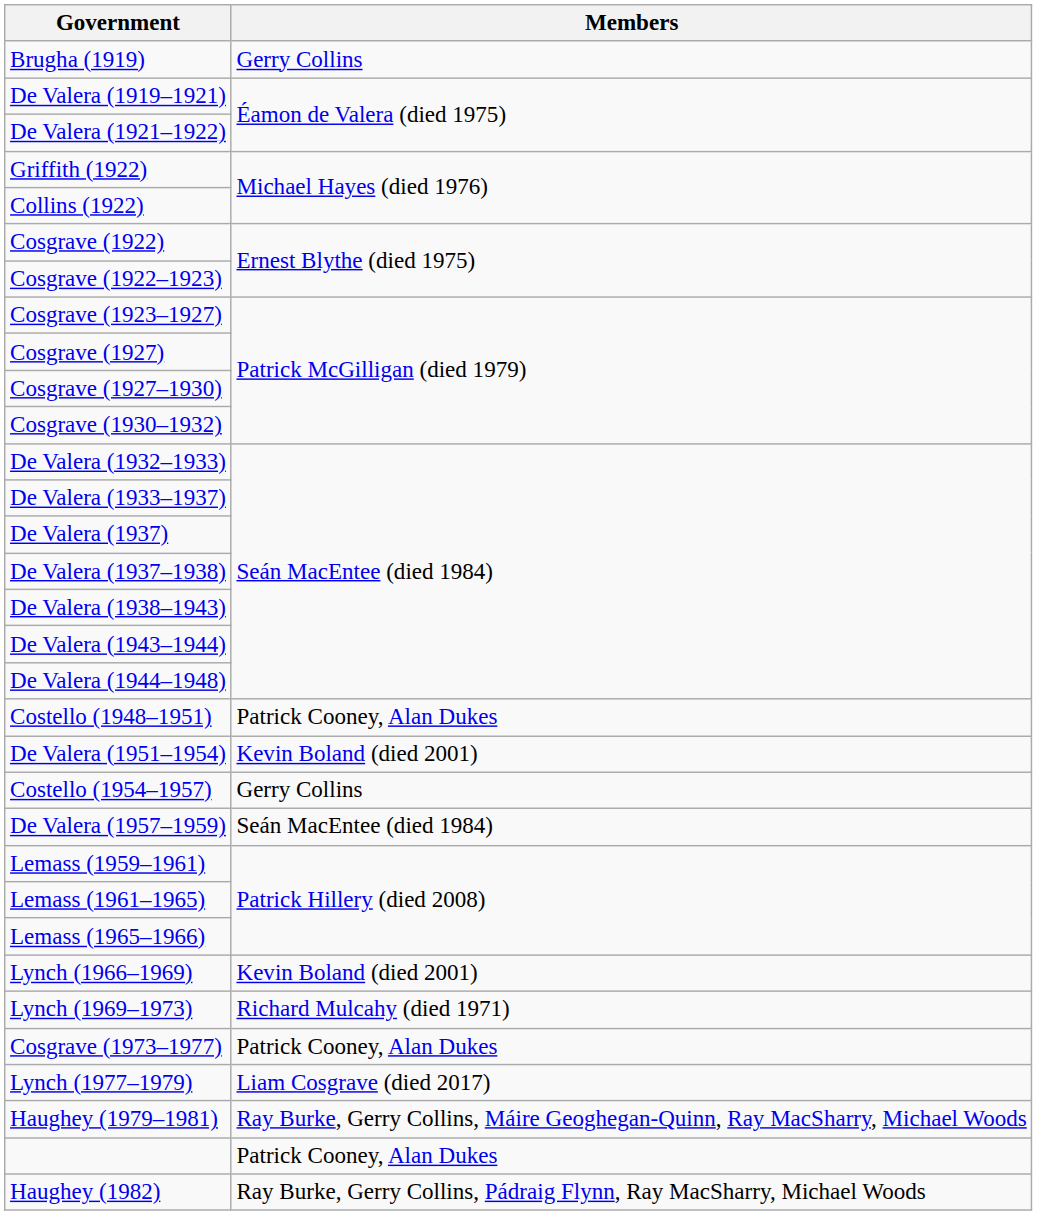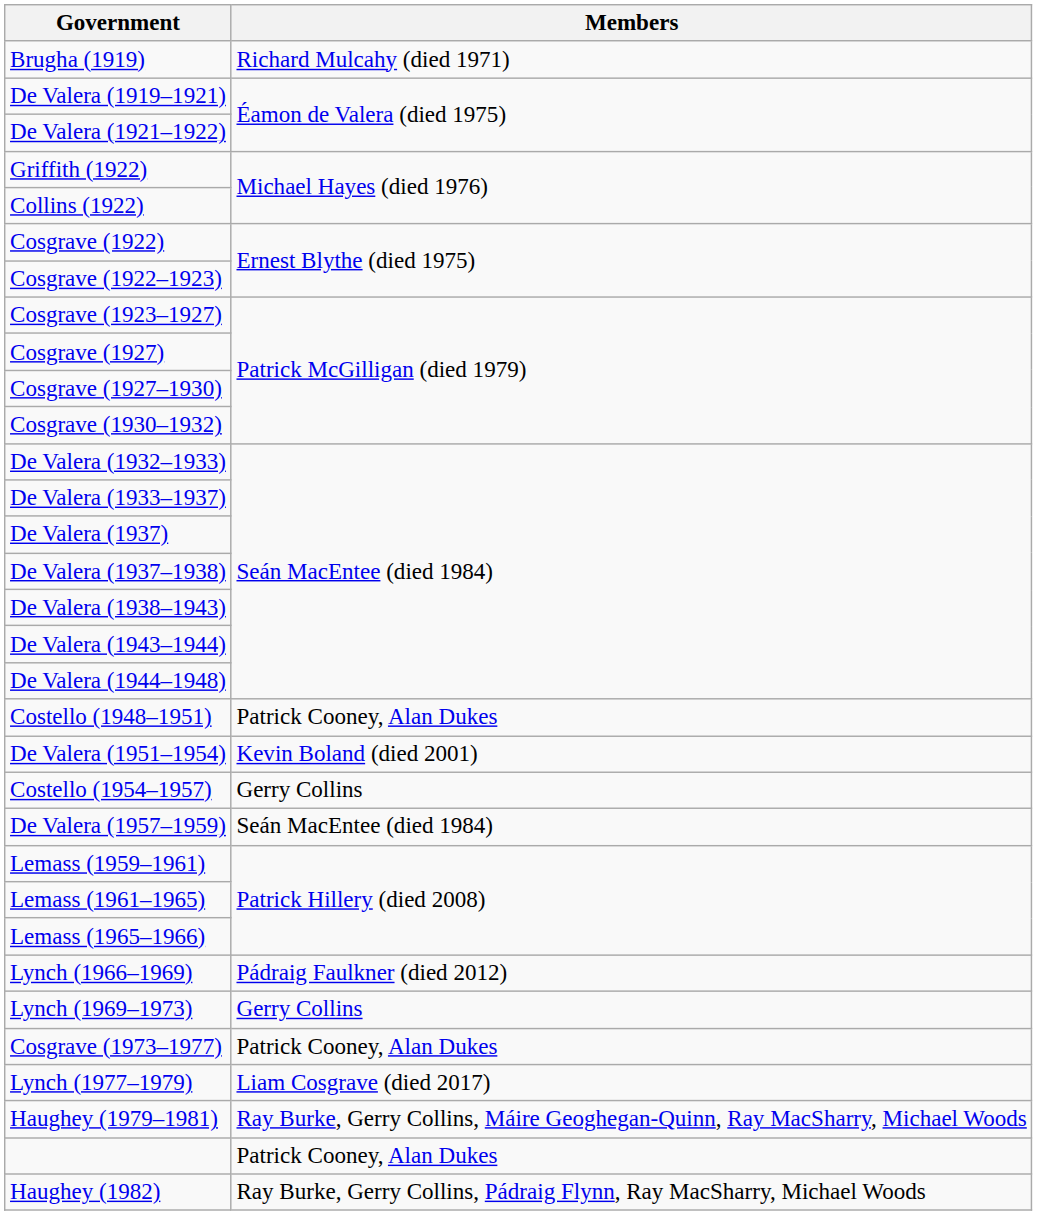(300, 59) Gerry Collins -> (373, 59) Richard Mulcahy (died 1971)
(357, 972) Kevin Boland (died 2001) -> (372, 972) Pádraig Faulkner (died 2012)
(373, 1009) Richard Mulcahy (died 1971) -> (300, 1009) Gerry Collins
